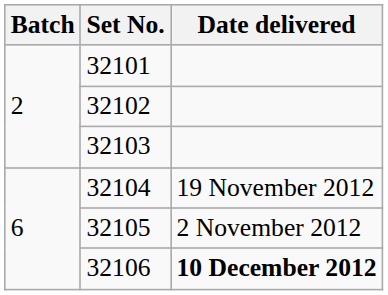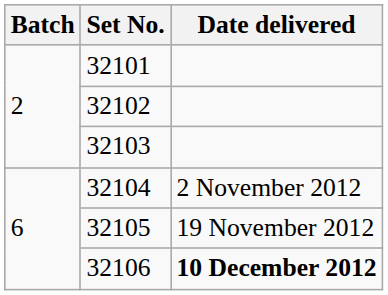(275, 187) 19 November 2012 -> (269, 187) 2 November 2012
(269, 227) 2 November 2012 -> (275, 227) 19 November 2012
